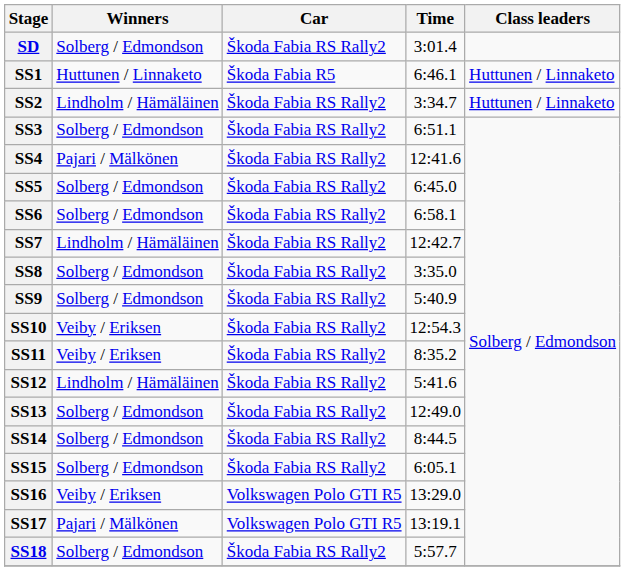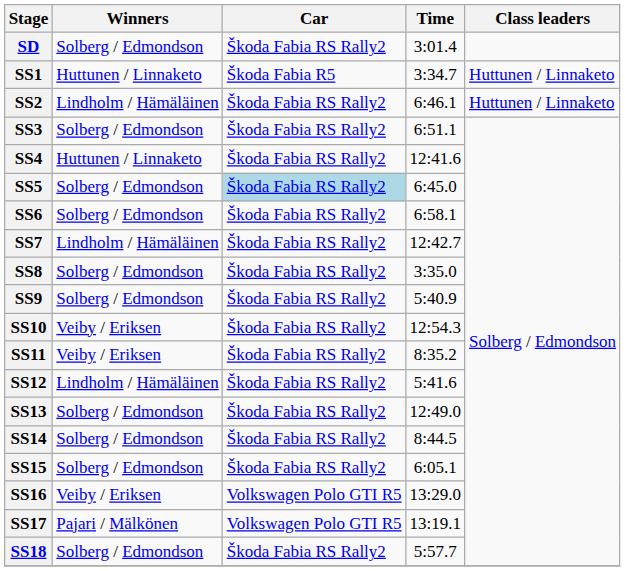(435, 74) 6:46.1 -> (435, 74) 3:34.7
(435, 102) 3:34.7 -> (435, 102) 6:46.1
(117, 158) Pajari / Mälkönen -> (129, 158) Huttunen / Linnaketo
(306, 186) no background -> (306, 186) lightblue background
